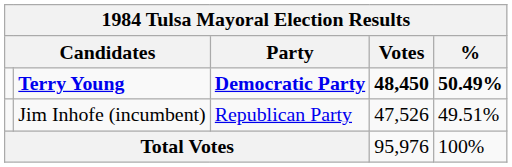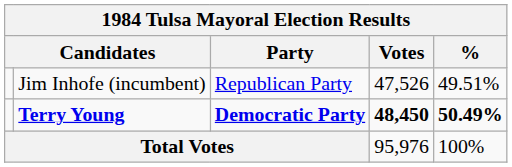rows swapped: (71, 83) <-> (112, 114)
